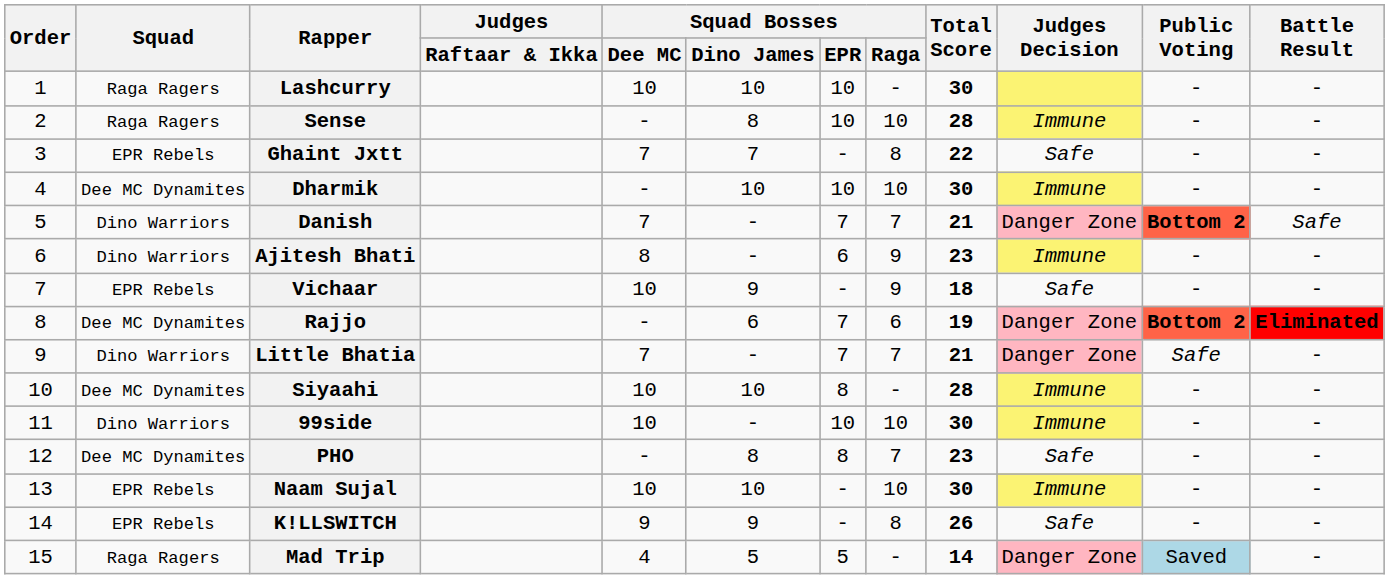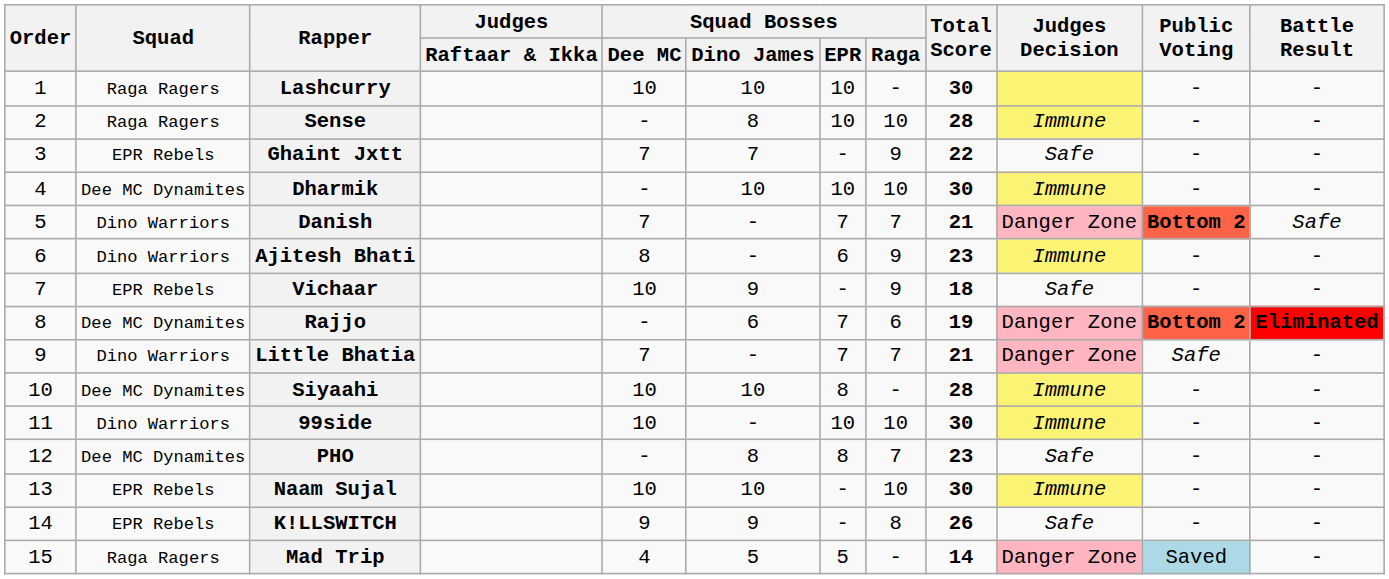(896, 155) 8 -> (896, 155) 9
